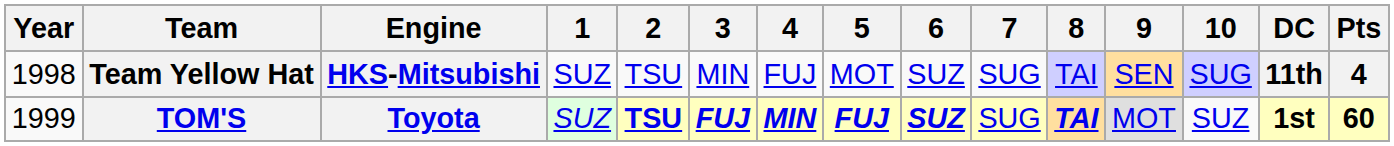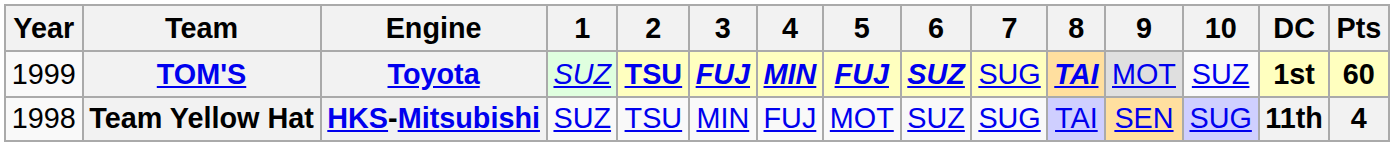rows swapped: (202, 74) <-> (202, 119)
